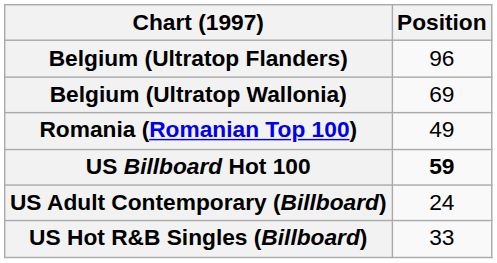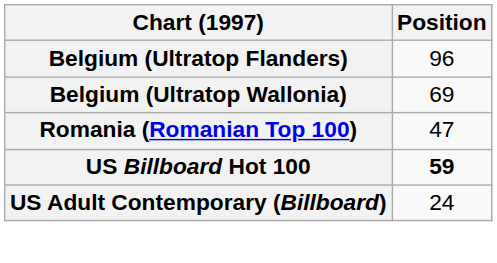(442, 130) 49 -> (442, 130) 47
- row: (198, 238)
